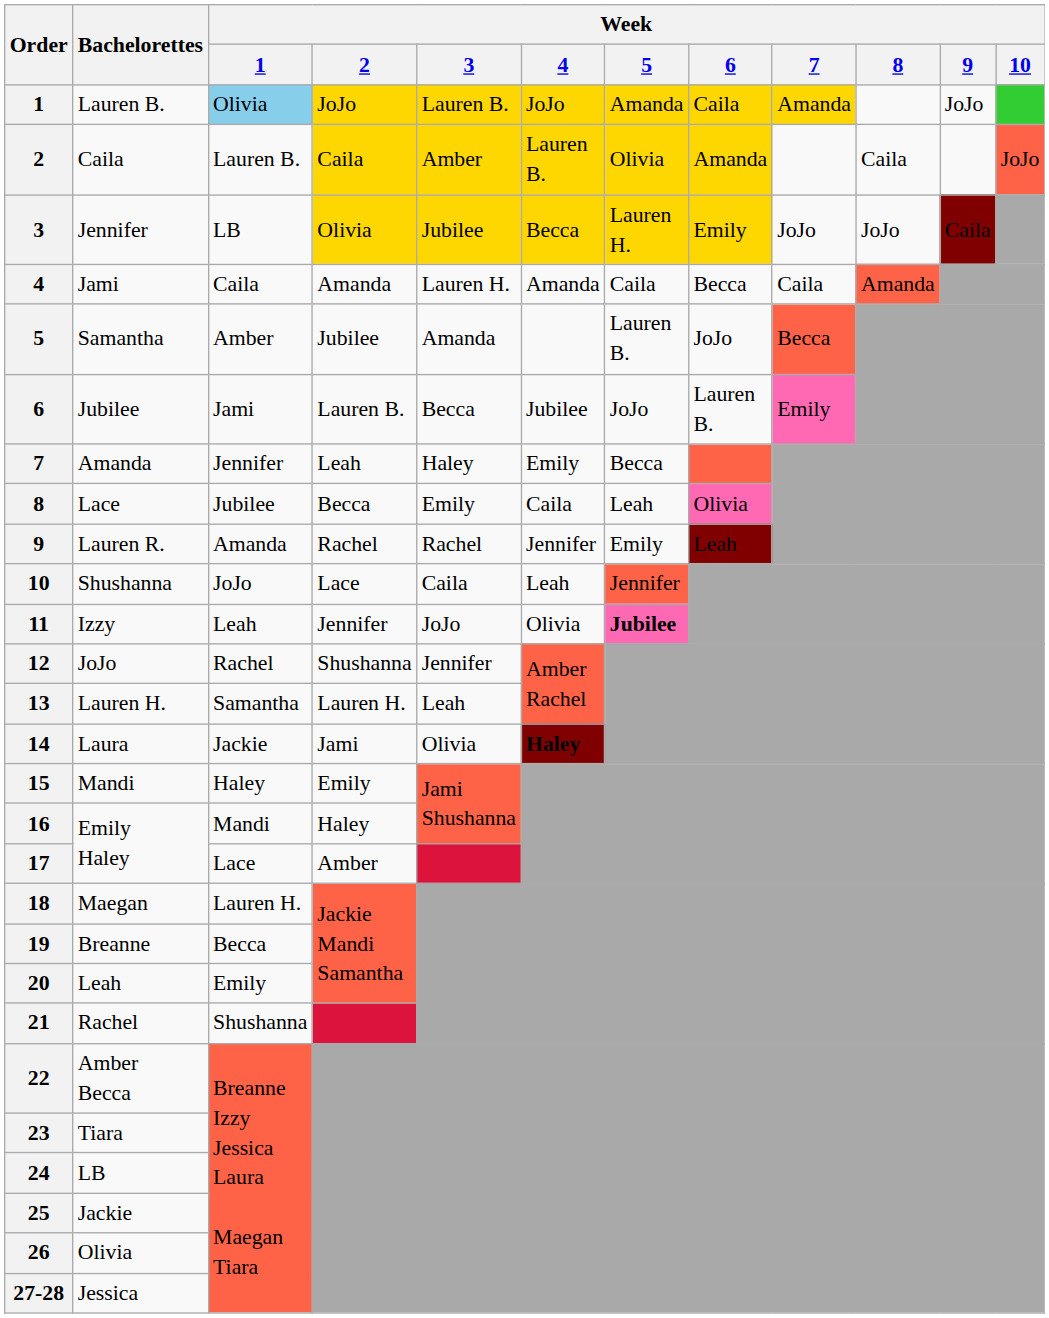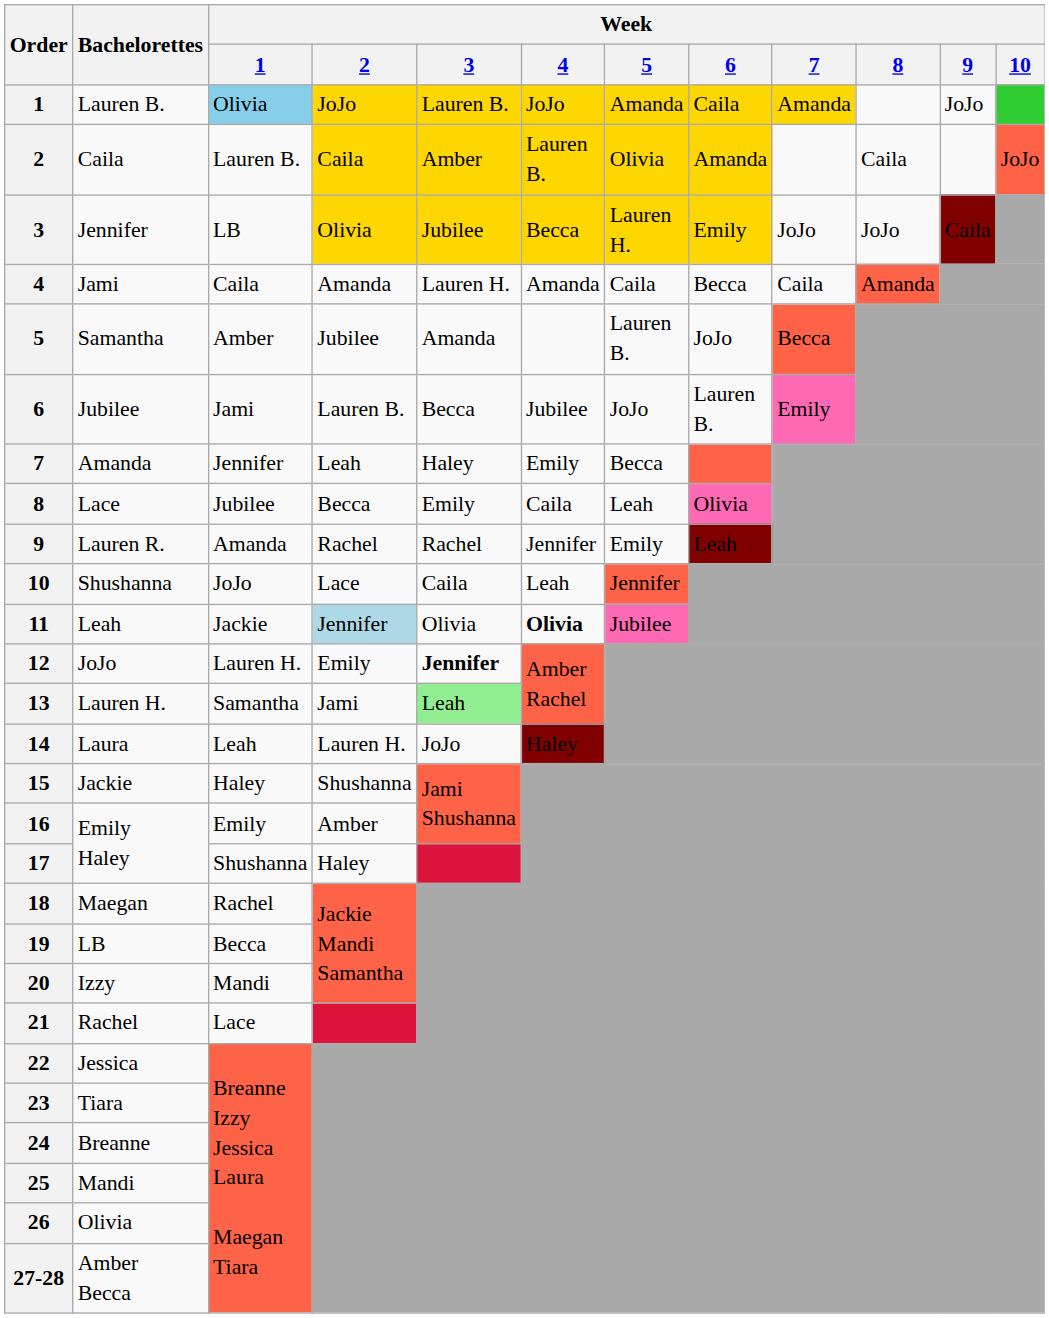(96, 623) Izzy -> (99, 623) Leah
(235, 623) Leah -> (240, 623) Jackie
(352, 623) no background -> (352, 623) lightblue background
(441, 623) JoJo -> (449, 623) Olivia
(553, 623) normal -> (554, 623) bold
(643, 623) bold -> (641, 623) normal
(243, 663) Rachel -> (257, 663) Lauren H.
(365, 663) Shushanna -> (344, 663) Emily
(457, 663) normal -> (460, 663) bold
(361, 703) Lauren H. -> (338, 703) Jami
(443, 703) no background -> (443, 703) lightgreen background
(240, 743) Jackie -> (235, 743) Leah
(338, 743) Jami -> (361, 743) Lauren H.
(449, 743) Olivia -> (441, 743) JoJo
(553, 743) bold -> (552, 743) normal
(106, 783) Mandi -> (105, 783) Jackie
(344, 783) Emily -> (365, 783) Shushanna
(241, 823) Mandi -> (240, 823) Emily
(343, 823) Haley -> (348, 823) Amber
(234, 863) Lace -> (260, 863) Shushanna
(348, 863) Amber -> (343, 863) Haley
(257, 903) Lauren H. -> (243, 903) Rachel
(114, 943) Breanne -> (92, 943) LB
(99, 983) Leah -> (96, 983) Izzy
(240, 983) Emily -> (241, 983) Mandi
(260, 1023) Shushanna -> (234, 1023) Lace
(108, 1077) Amber Becca -> (108, 1063) Jessica
(92, 1172) LB -> (114, 1142) Breanne
(105, 1212) Jackie -> (106, 1182) Mandi
(108, 1292) Jessica -> (108, 1277) Amber Becca
